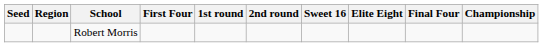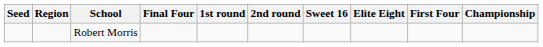columns swapped: (168, 14) <-> (434, 14)
